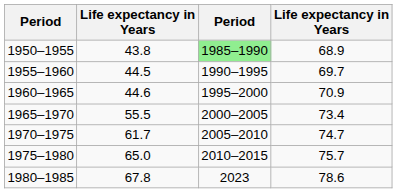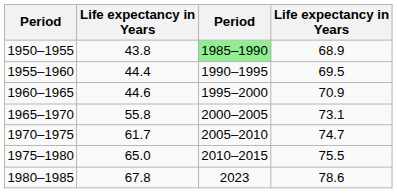(138, 72) 44.5 -> (138, 72) 44.4
(331, 72) 69.7 -> (331, 72) 69.5
(138, 114) 55.5 -> (138, 114) 55.8
(331, 114) 73.4 -> (331, 114) 73.1
(331, 156) 75.7 -> (331, 156) 75.5
